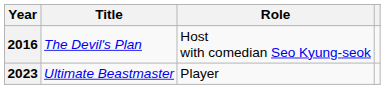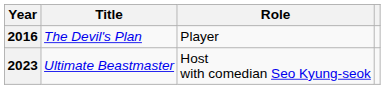(276, 44) Host with comedian Seo Kyung-seok -> (200, 36) Player
(200, 73) Player -> (276, 66) Host with comedian Seo Kyung-seok
